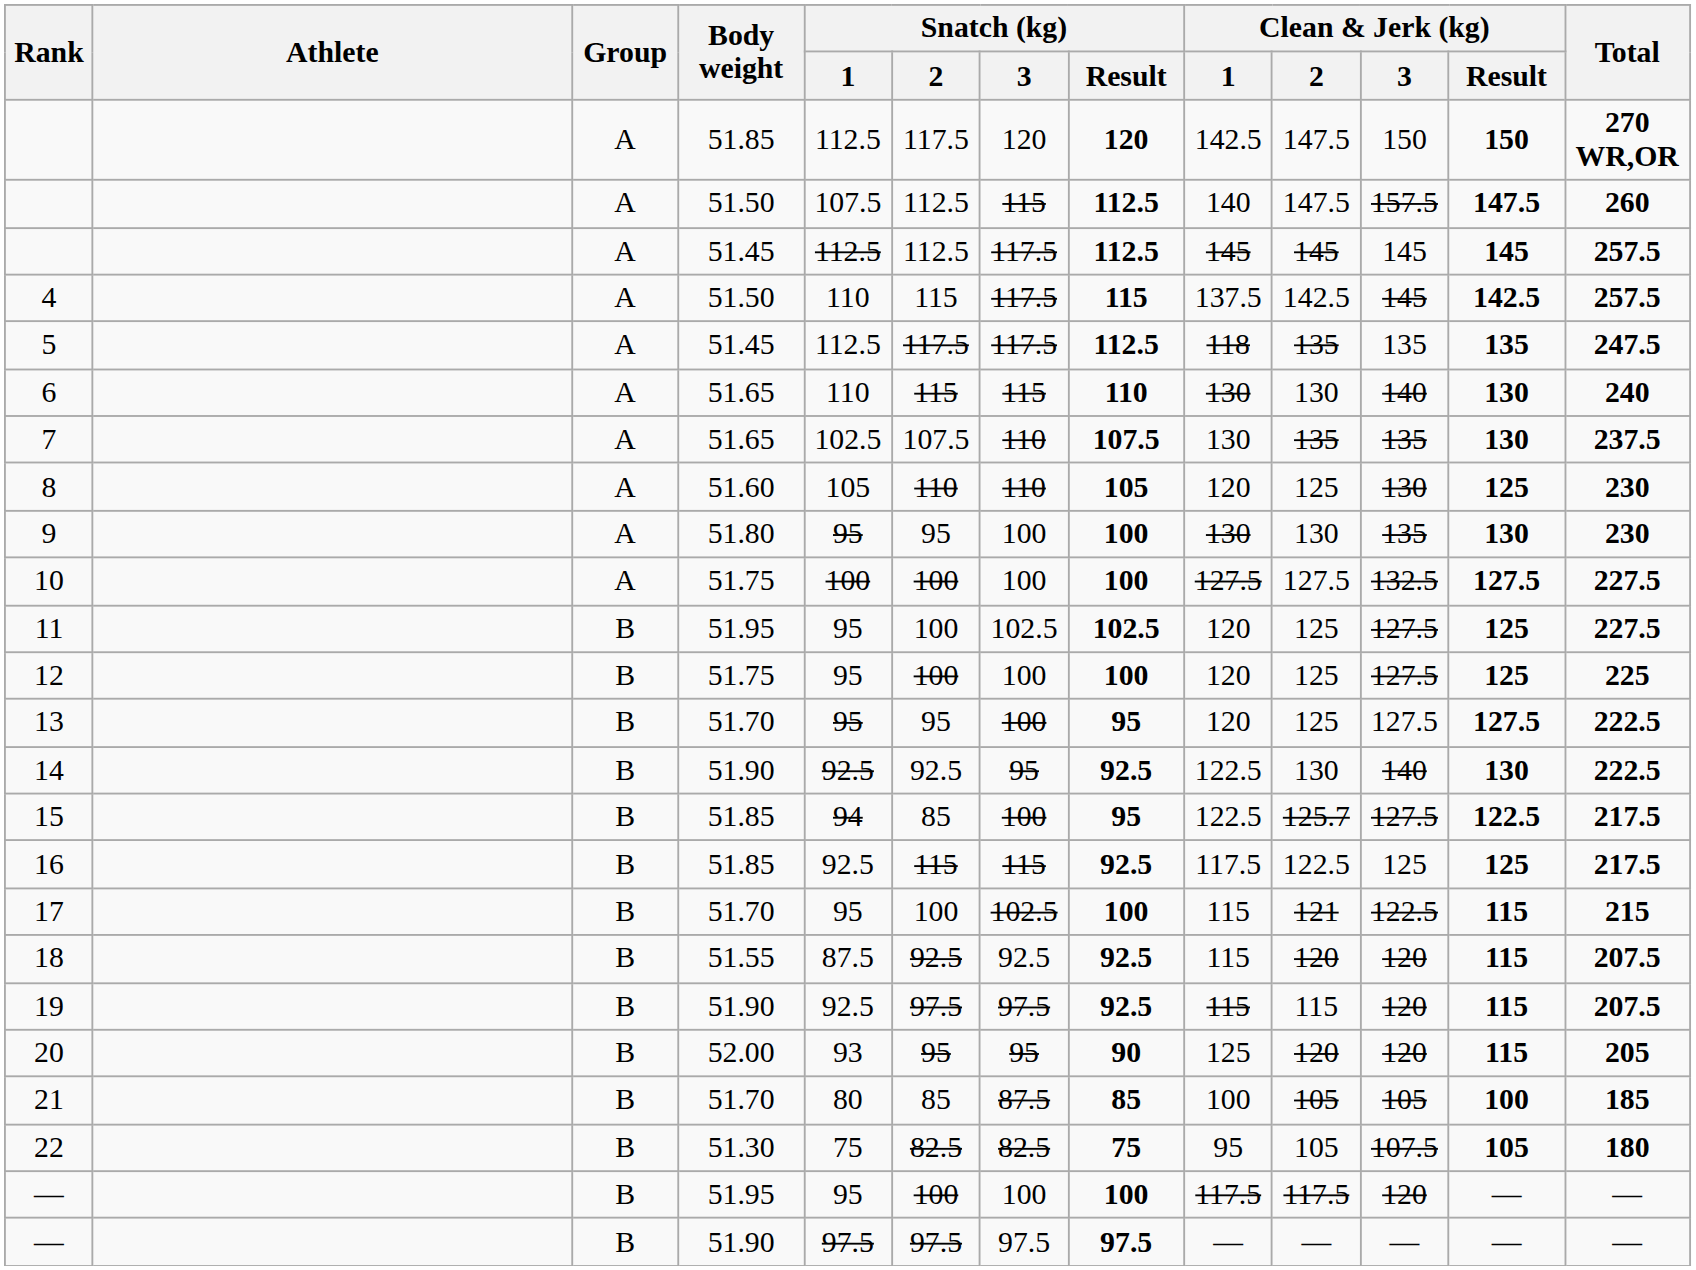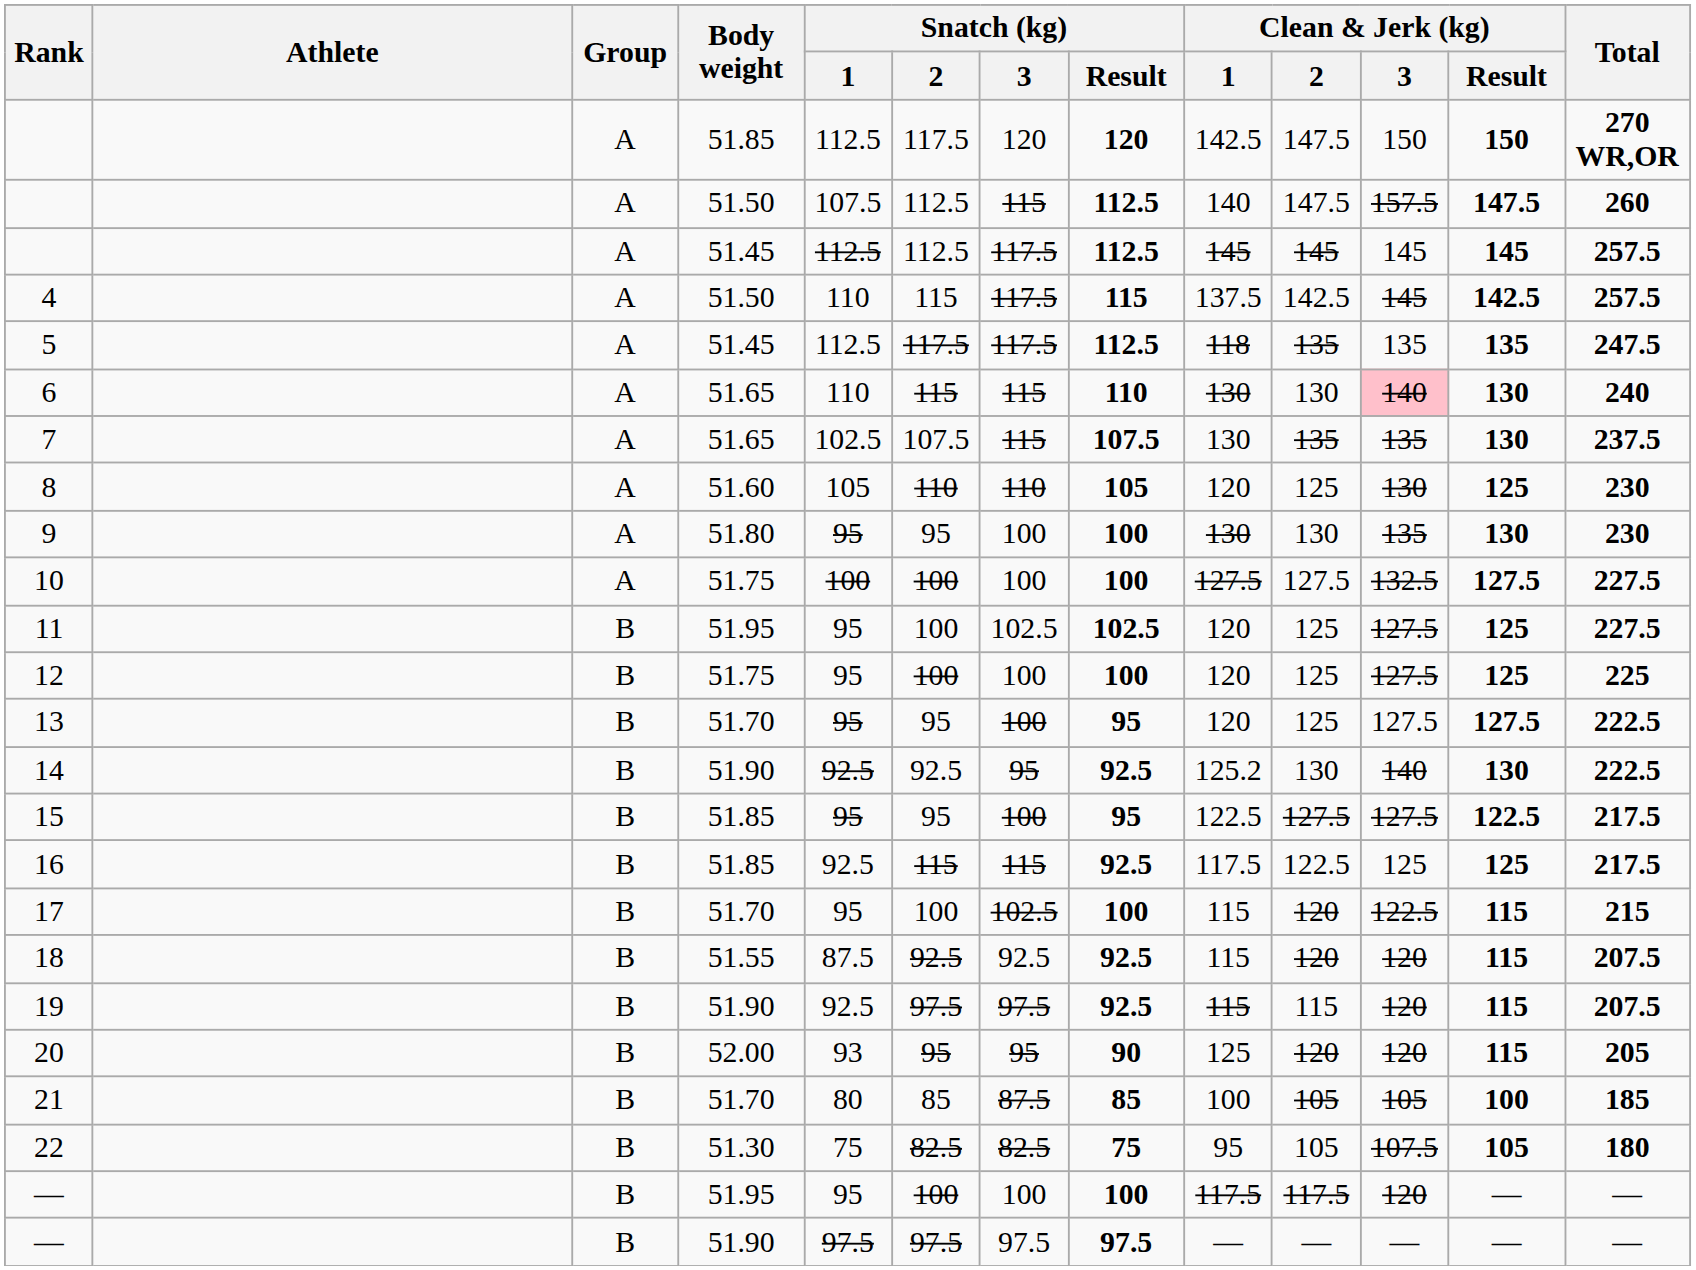(1404, 391) no background -> (1404, 391) pink background
(1024, 439) 110 -> (1024, 439) 115
(1228, 769) 122.5 -> (1228, 769) 125.2
(848, 816) 94 -> (848, 816) 95
(936, 816) 85 -> (936, 816) 95
(1316, 816) 125.7 -> (1316, 816) 127.5
(1316, 911) 121 -> (1316, 911) 120
